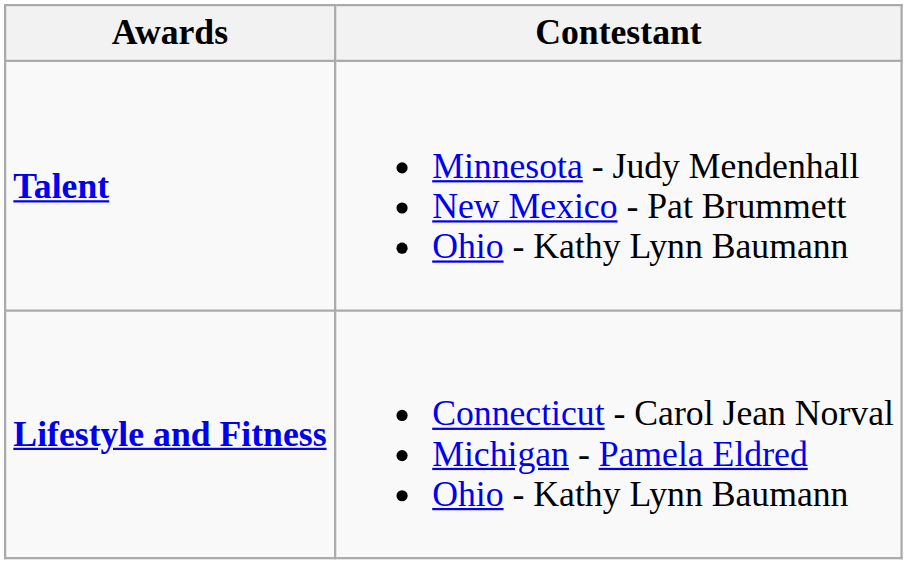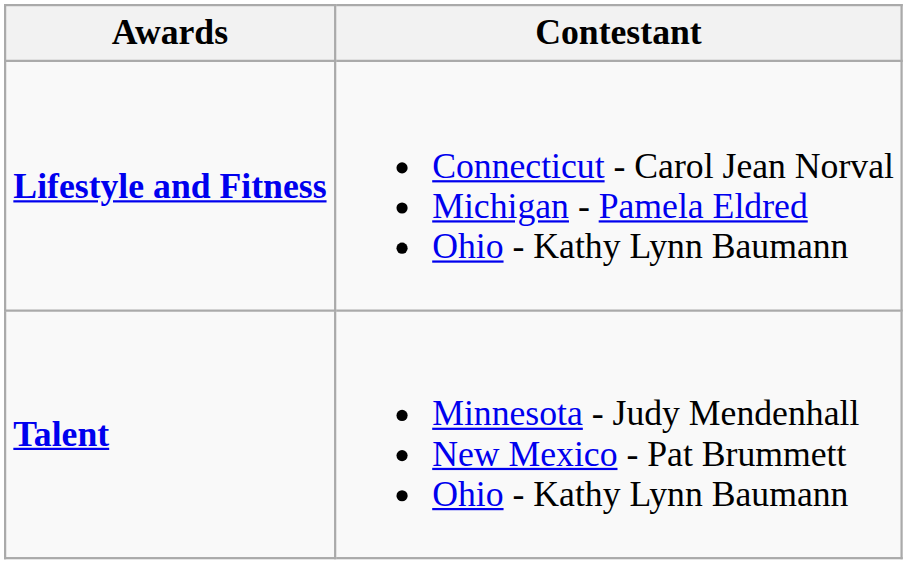rows swapped: (170, 433) <-> (61, 185)
